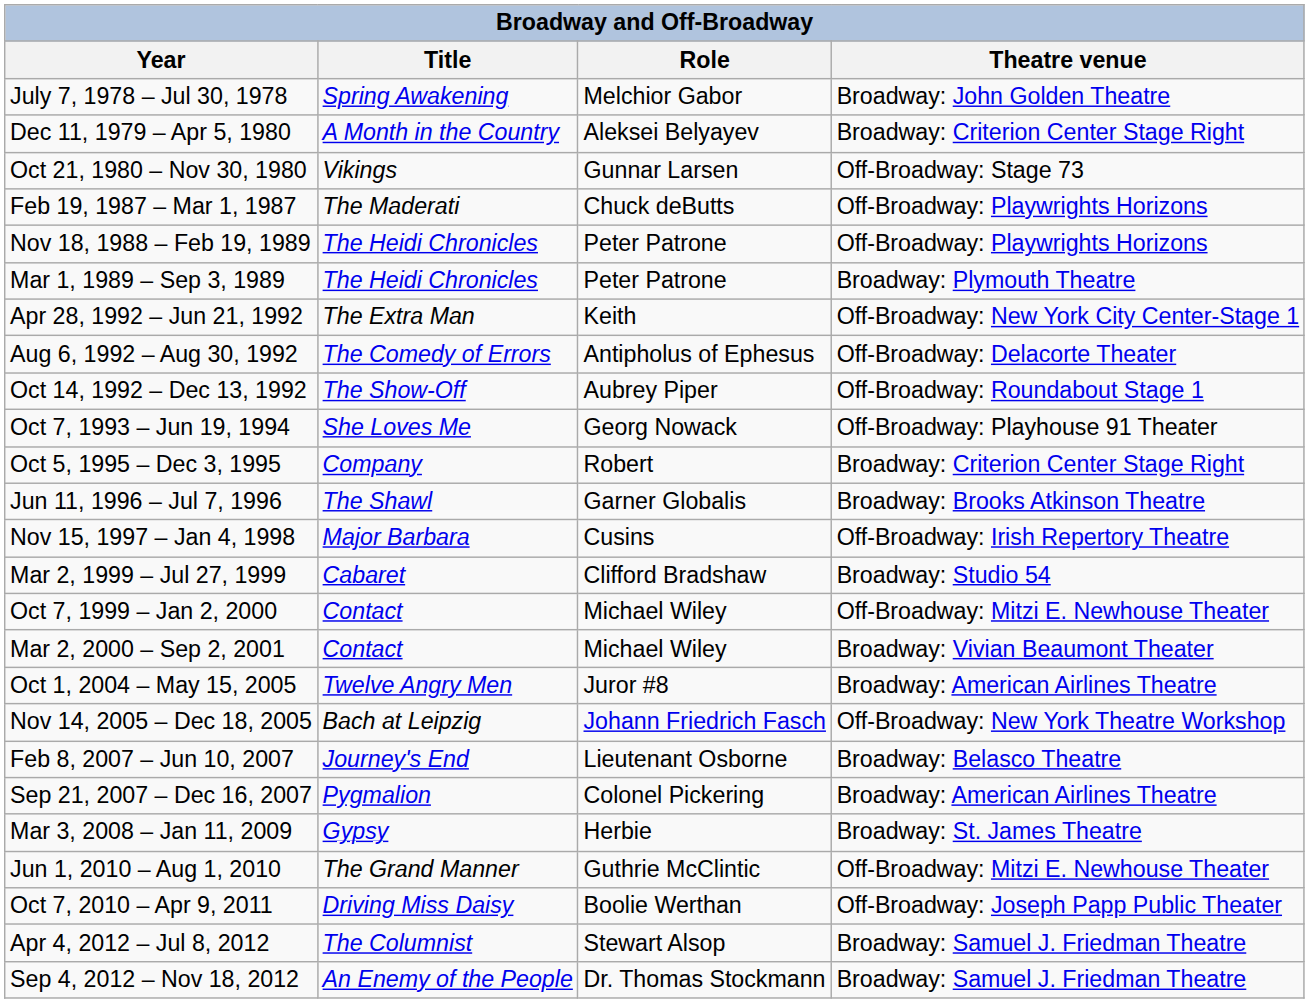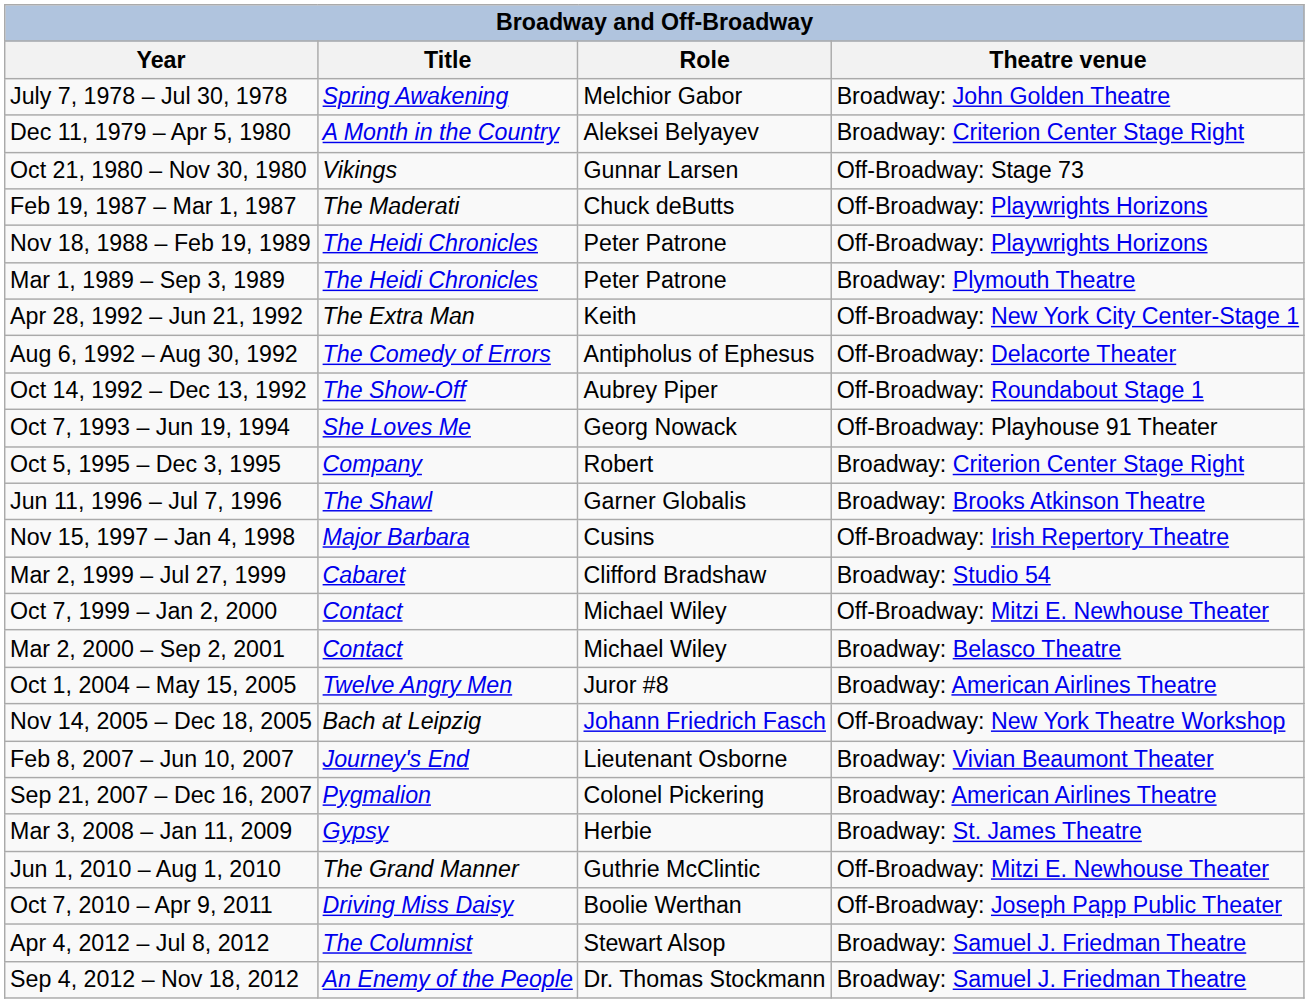(1025, 648) Broadway: Vivian Beaumont Theater -> (979, 648) Broadway: Belasco Theatre
(979, 758) Broadway: Belasco Theatre -> (1025, 758) Broadway: Vivian Beaumont Theater
